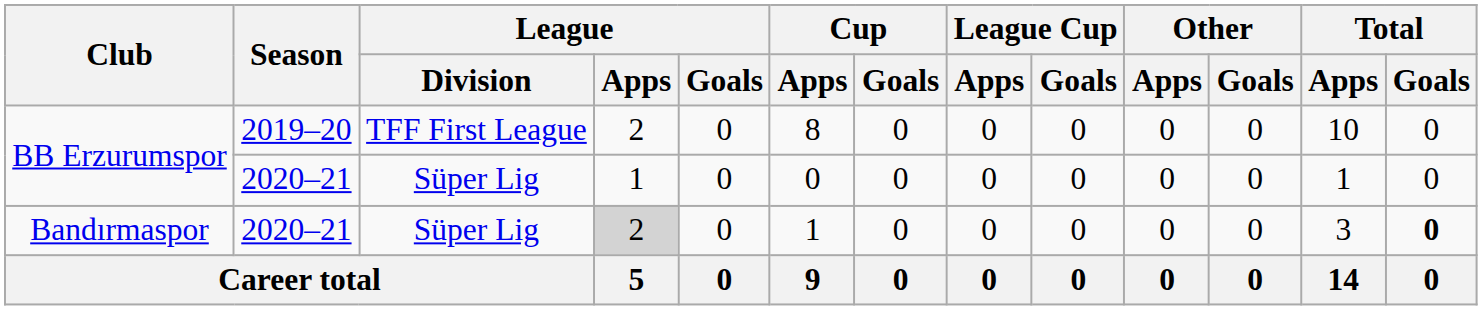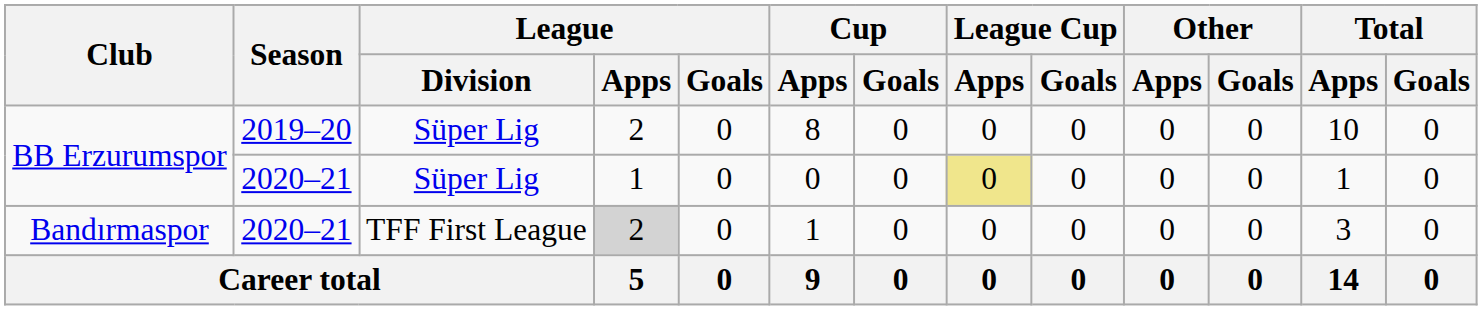(476, 129) TFF First League -> (476, 129) Süper Lig
(989, 179) no background -> (989, 179) khaki background
(476, 229) Süper Lig -> (476, 229) TFF First League
(1431, 229) bold -> (1431, 229) normal
